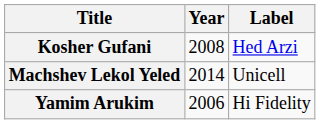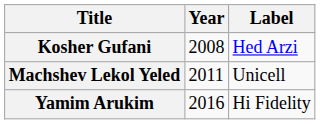(206, 75) 2014 -> (206, 75) 2011
(206, 103) 2006 -> (206, 103) 2016
